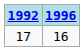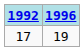(61, 36) 16 -> (61, 36) 19
